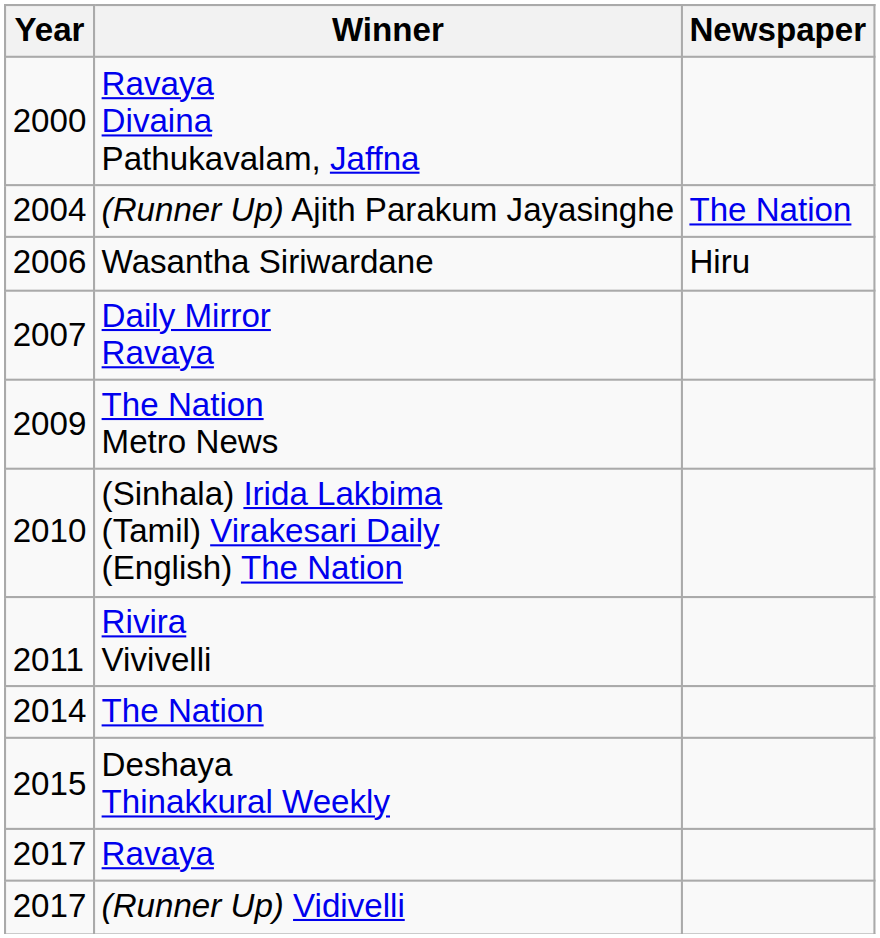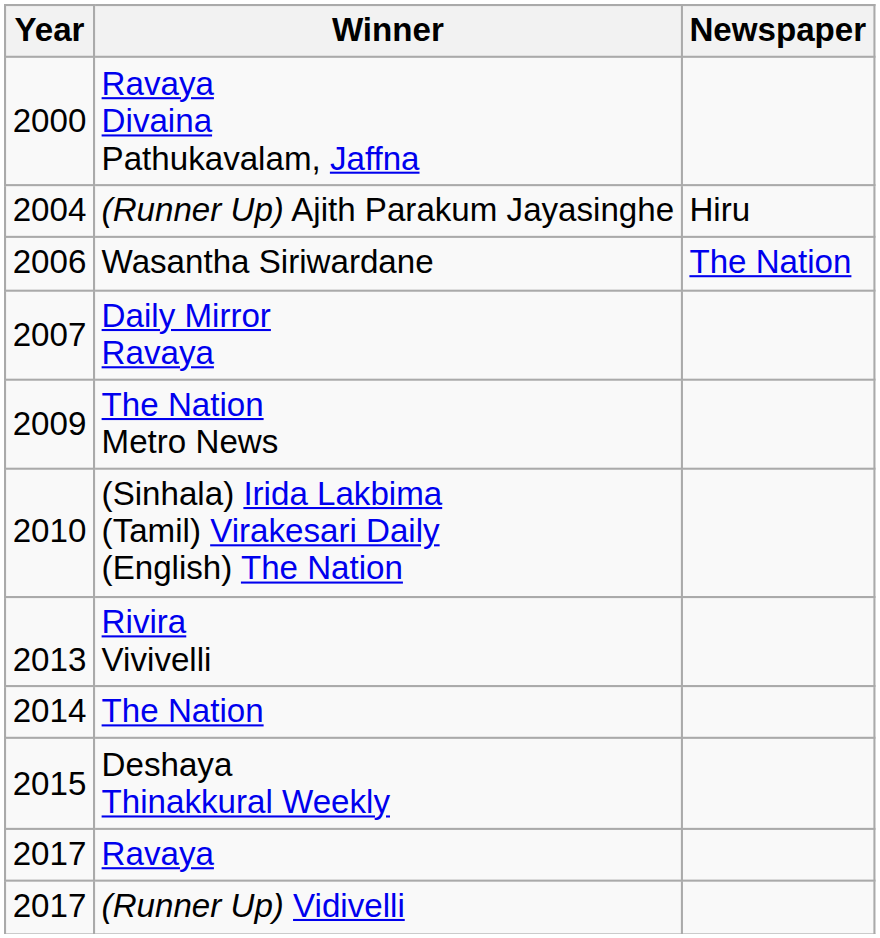(770, 210) The Nation -> (720, 210) Hiru
(720, 262) Hiru -> (770, 262) The Nation
(48, 659) 2011 -> (50, 659) 2013
